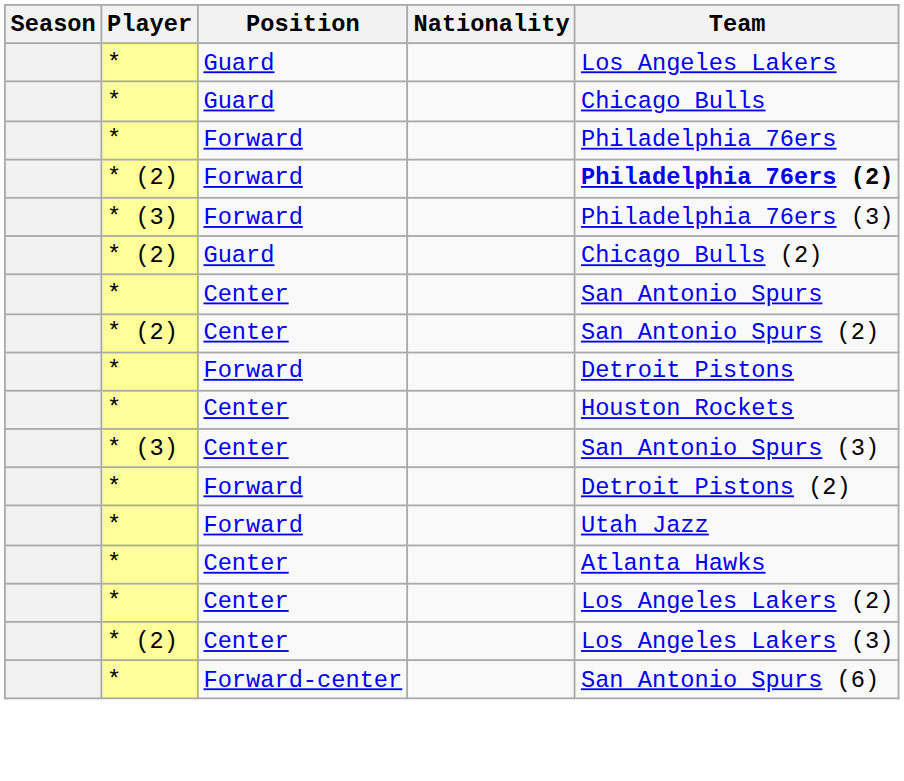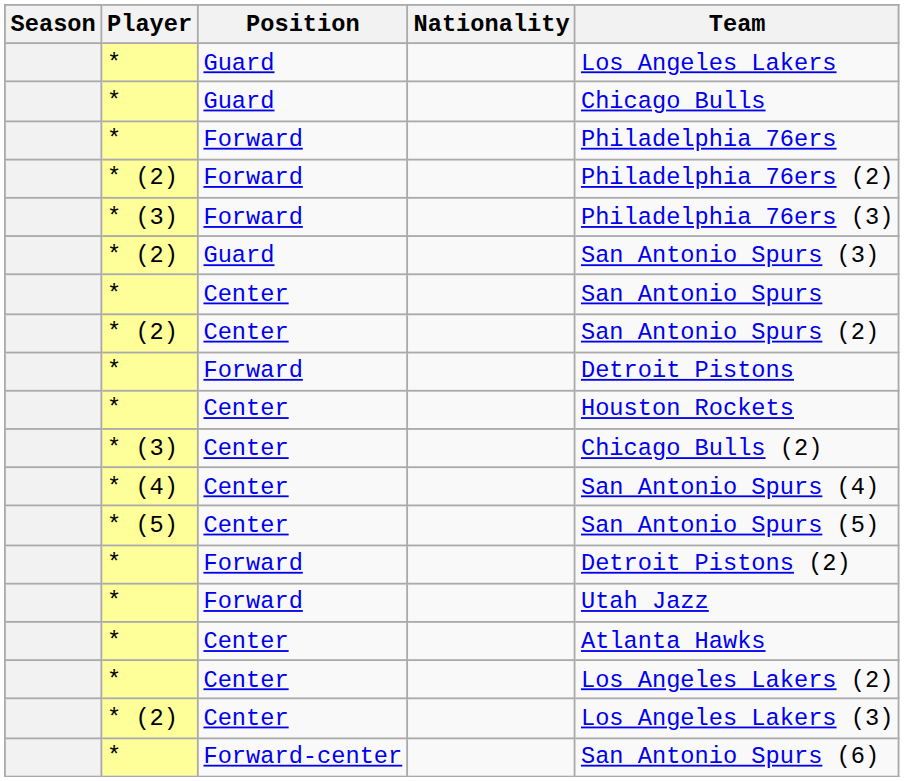(737, 178) bold -> (737, 178) normal
(702, 256) Chicago Bulls (2) -> (730, 256) San Antonio Spurs (3)
(730, 448) San Antonio Spurs (3) -> (702, 448) Chicago Bulls (2)
+ row: (143, 487)
+ row: (143, 525)
